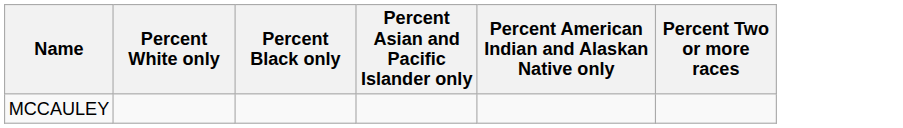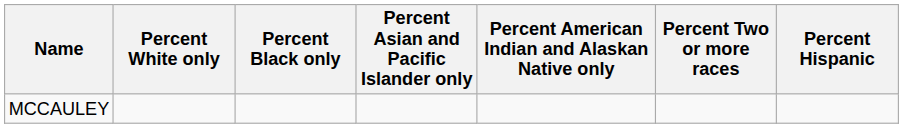+ column: (837, 49)
